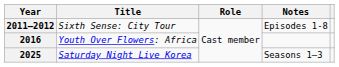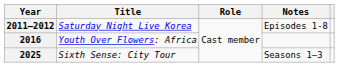(117, 26) Sixth Sense: City Tour -> (125, 26) Saturday Night Live Korea
(125, 55) Saturday Night Live Korea -> (117, 55) Sixth Sense: City Tour
